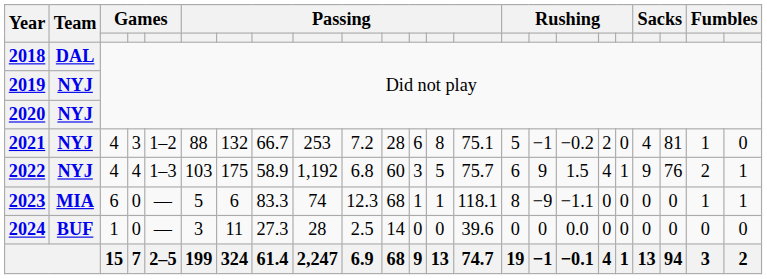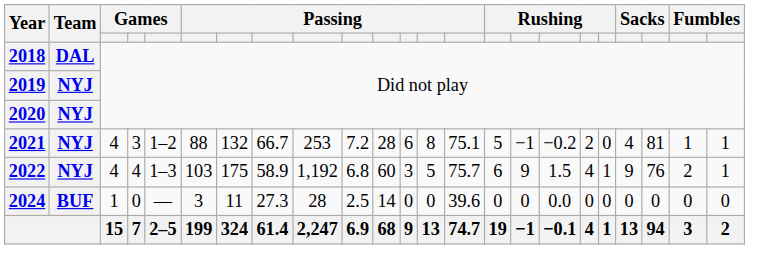(743, 143) 0 -> (725, 143) 1
- row: (27, 200)
